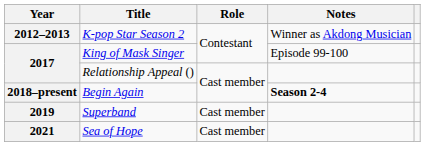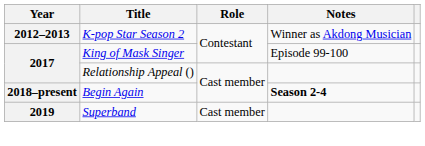- row: (113, 131)
